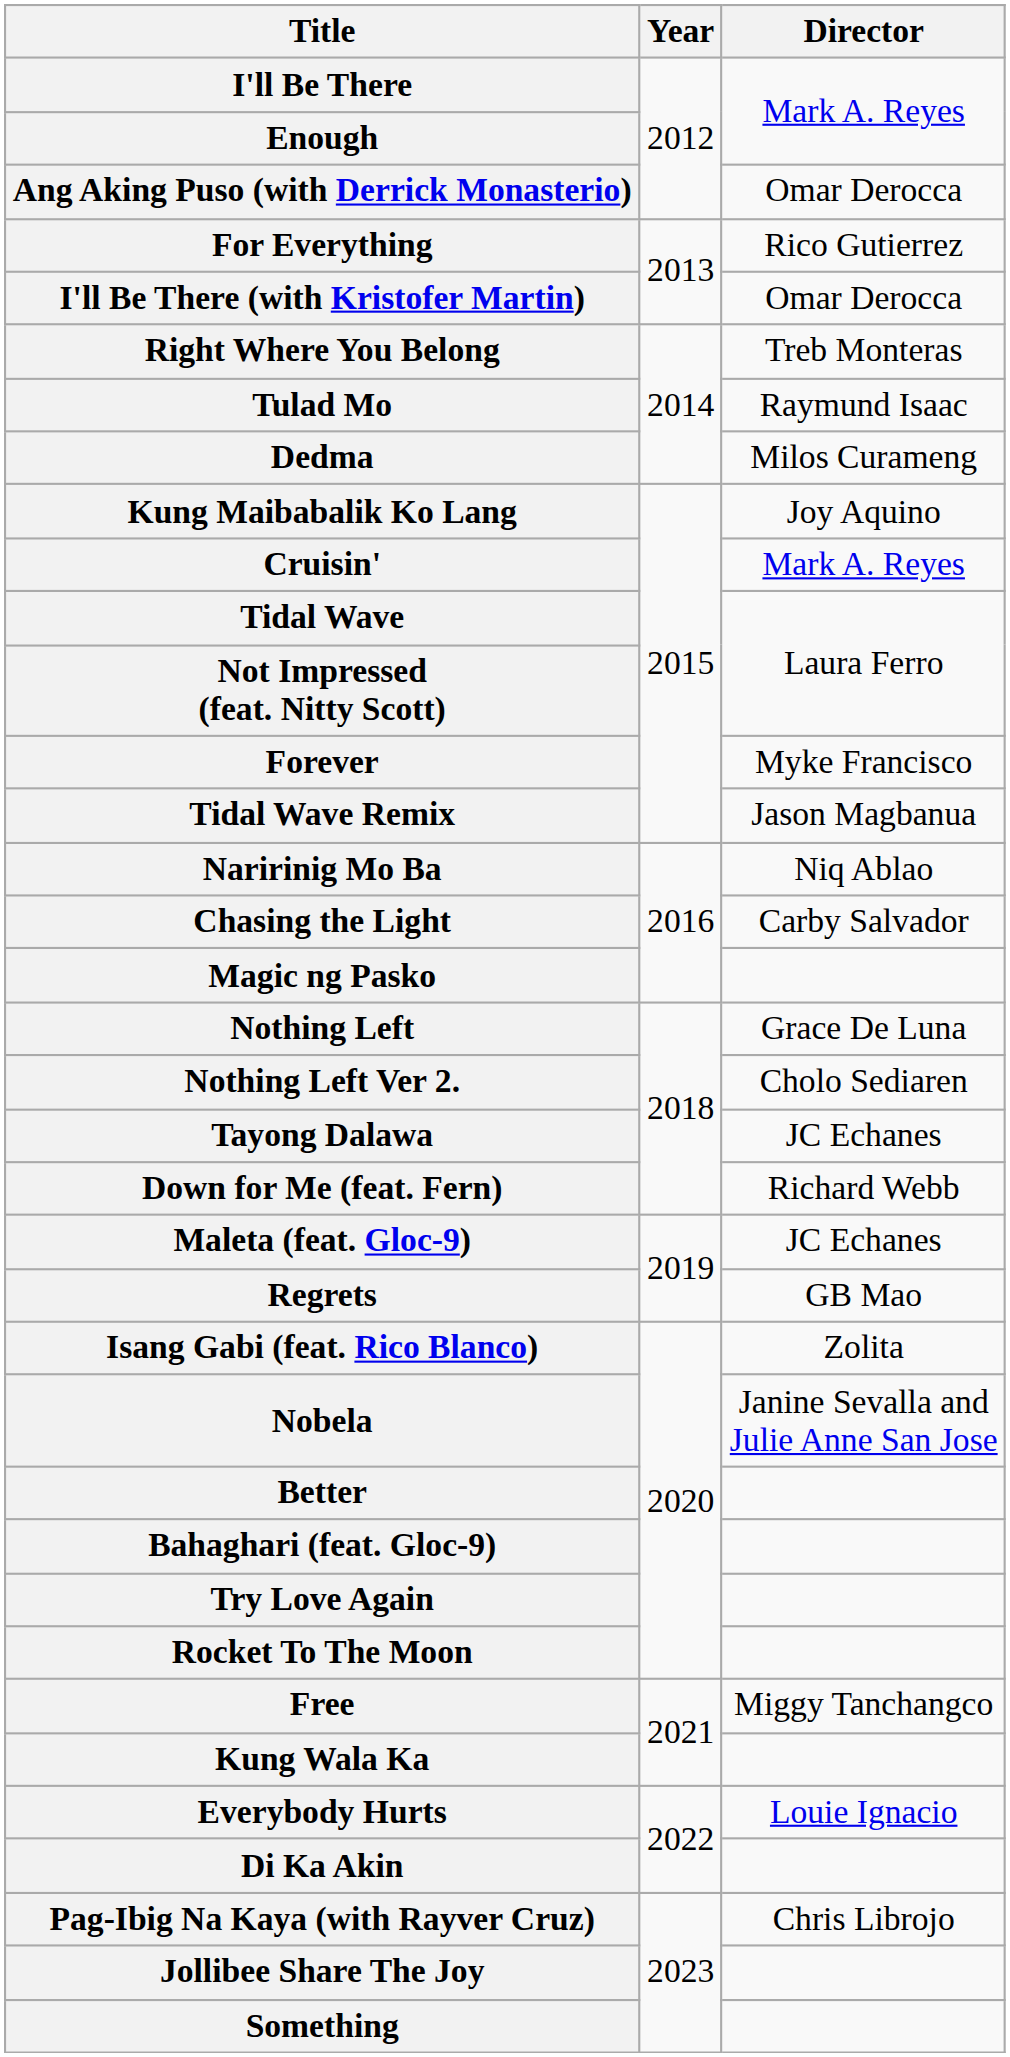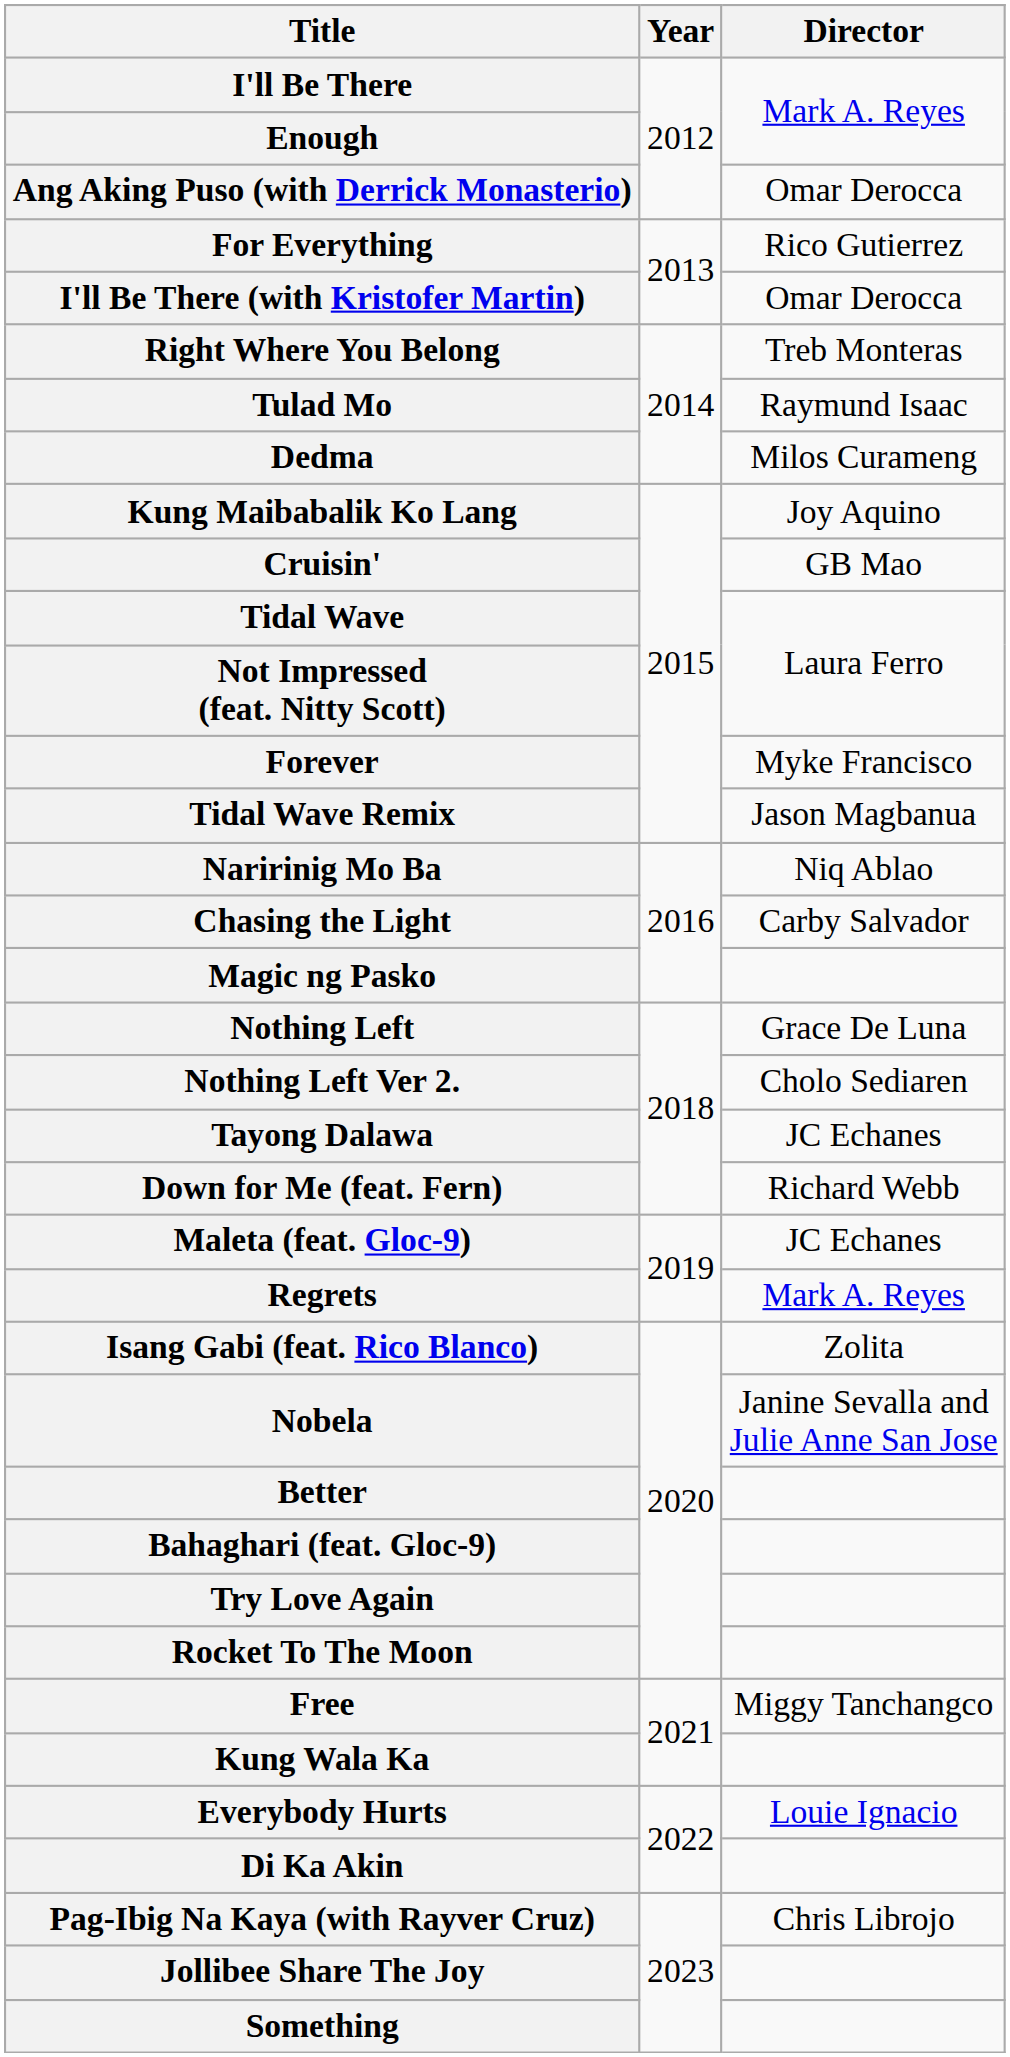(864, 564) Mark A. Reyes -> (864, 564) GB Mao
(864, 1294) GB Mao -> (864, 1294) Mark A. Reyes
